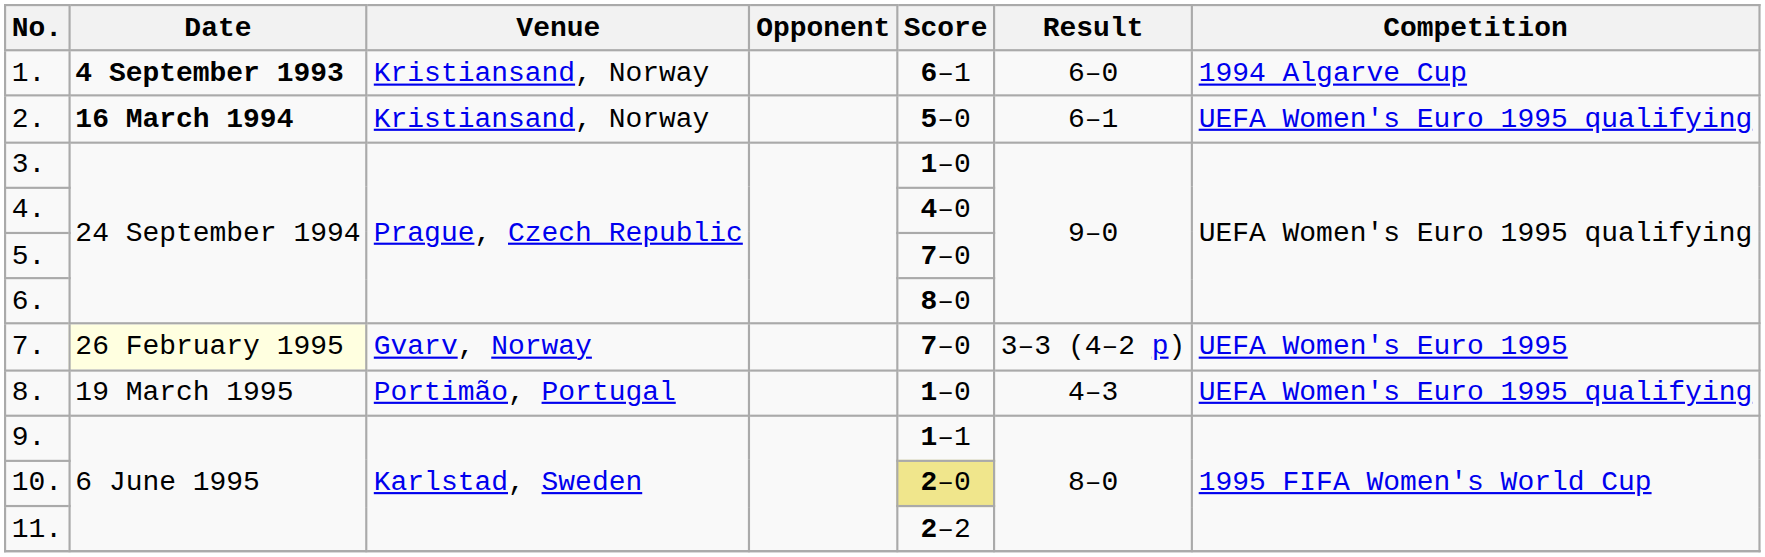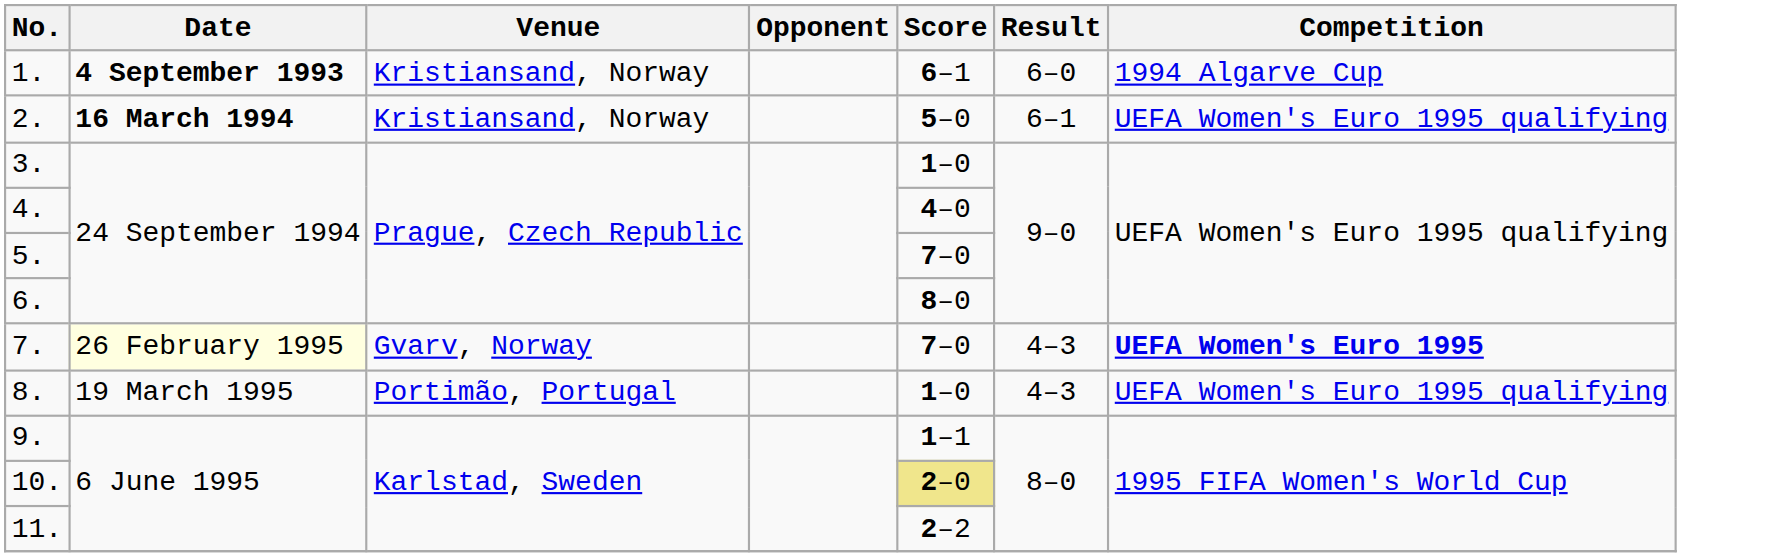(1093, 347) 3–3 (4–2 p) -> (1051, 347) 4–3
(1383, 347) normal -> (1299, 347) bold
